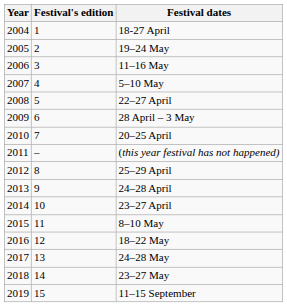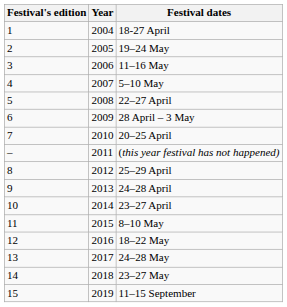columns swapped: (74, 13) <-> (18, 13)
